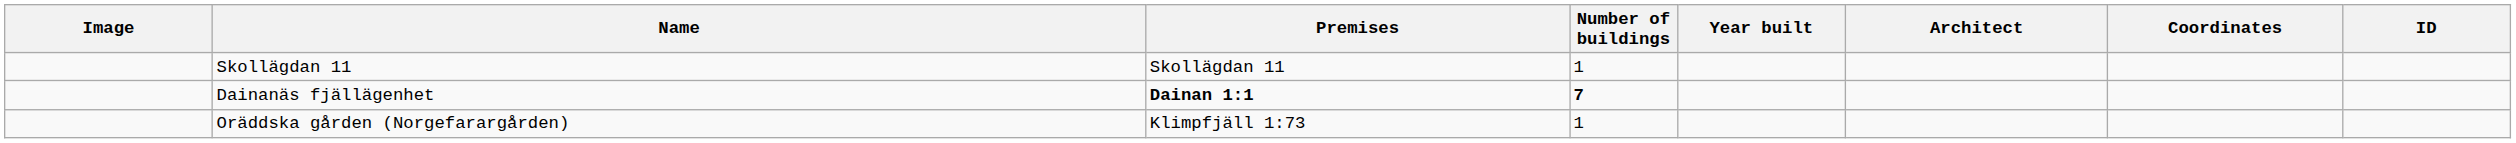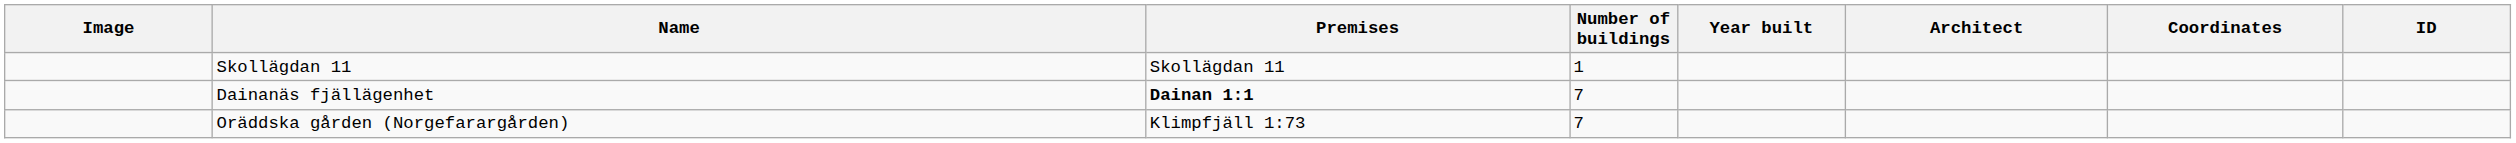(1579, 95) bold -> (1579, 95) normal
(1579, 123) 1 -> (1579, 123) 7
